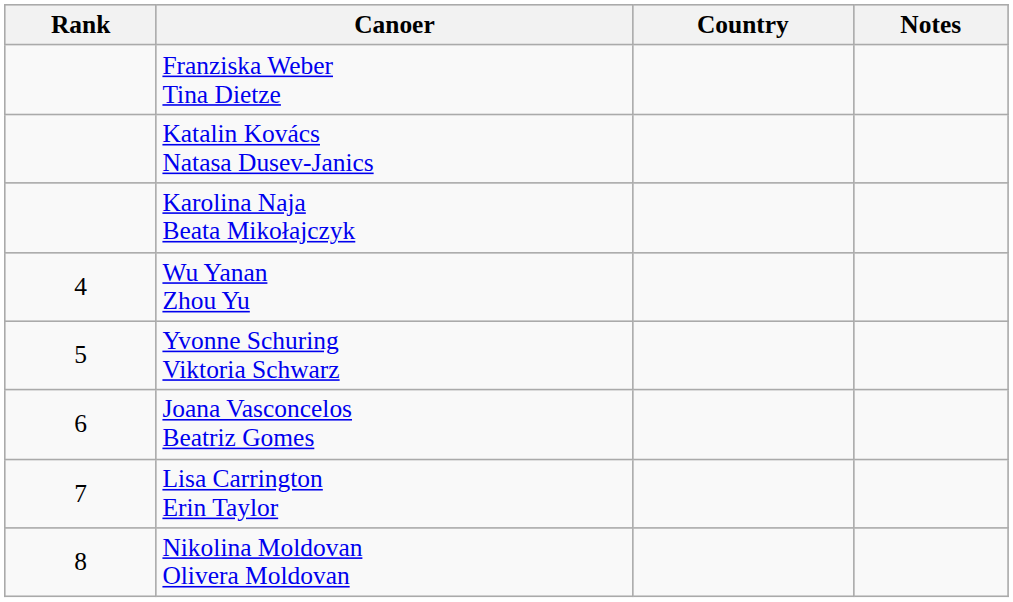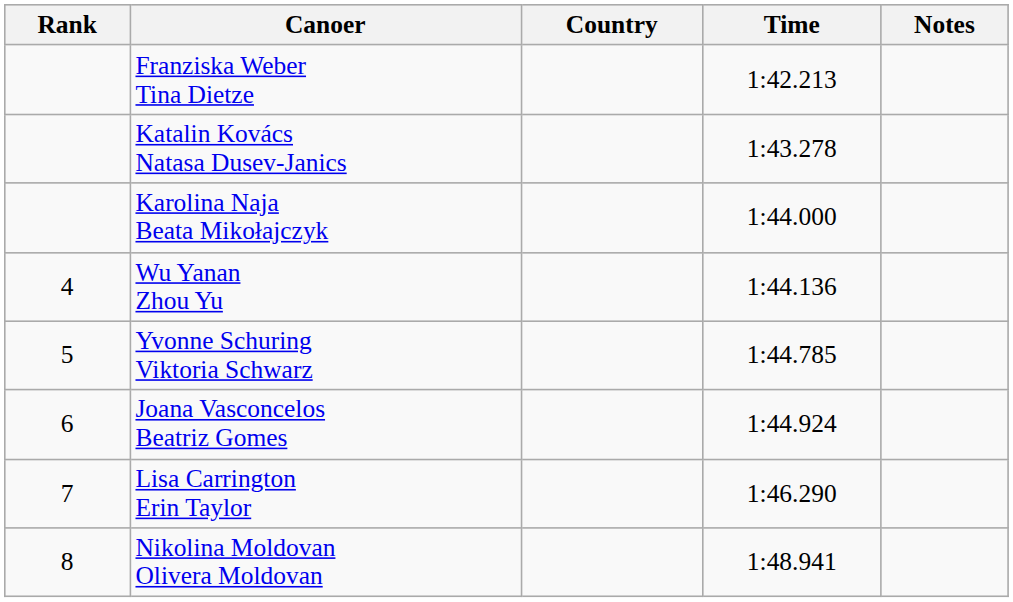+ column: (792, 24)
